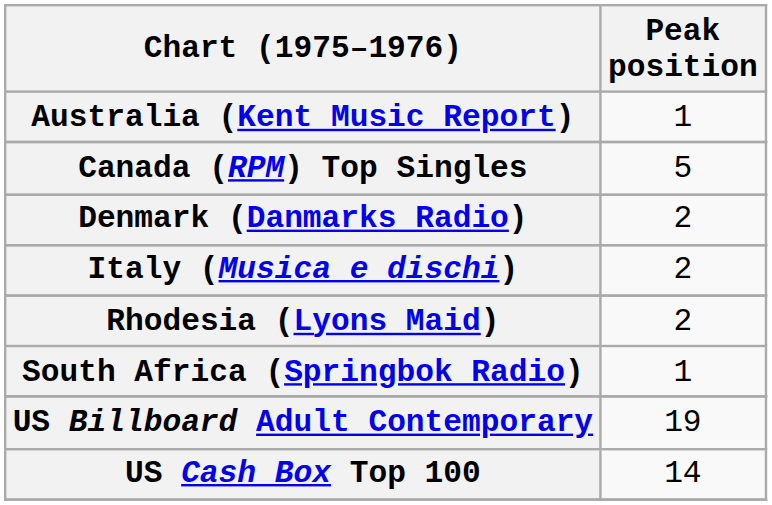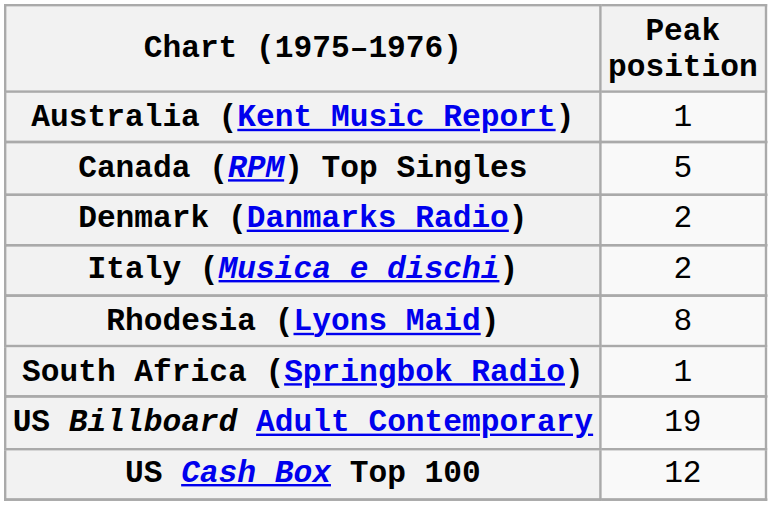(683, 321) 2 -> (683, 321) 8
(683, 473) 14 -> (683, 473) 12
